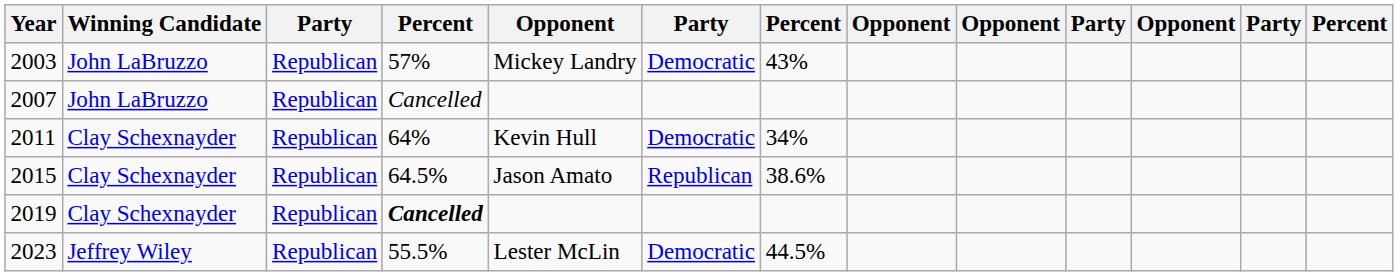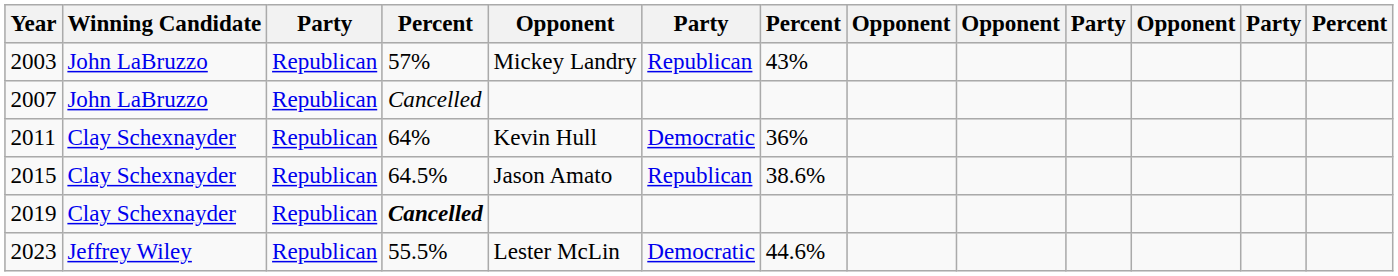(701, 61) Democratic -> (700, 61) Republican
(787, 137) 34% -> (787, 137) 36%
(796, 252) 44.5% -> (796, 252) 44.6%
